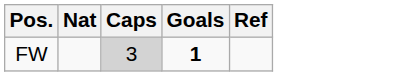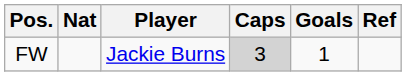+ column: (166, 20)
(195, 53) bold -> (324, 53) normal
